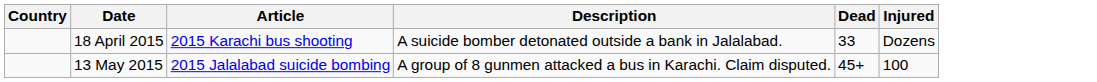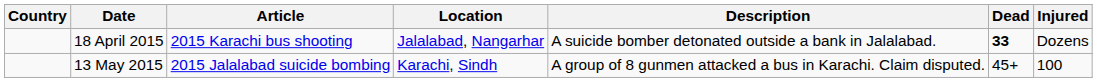+ column: (471, 16)
(847, 41) normal -> (1001, 41) bold
